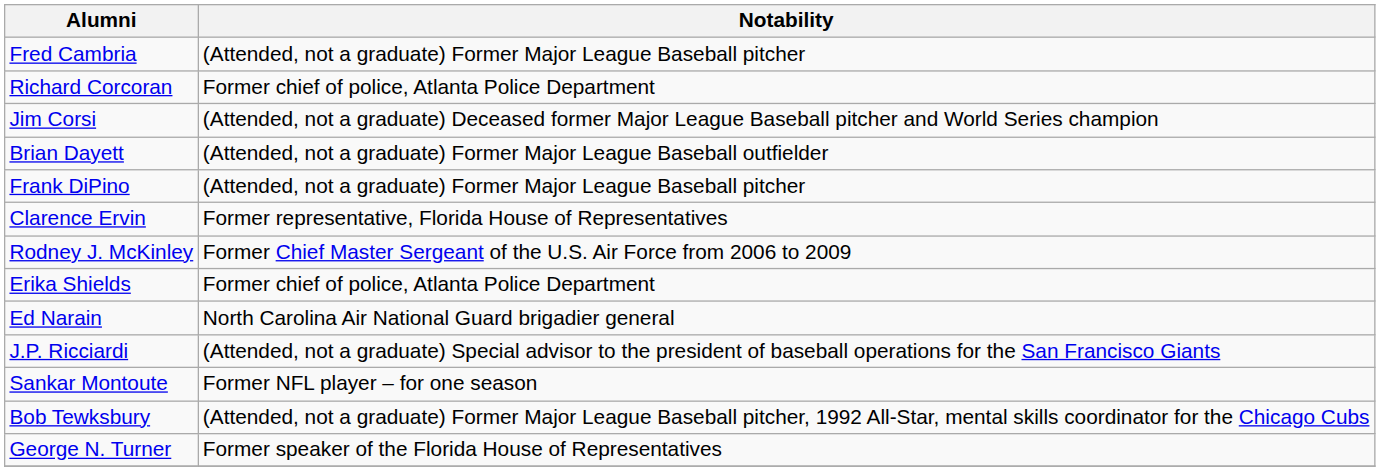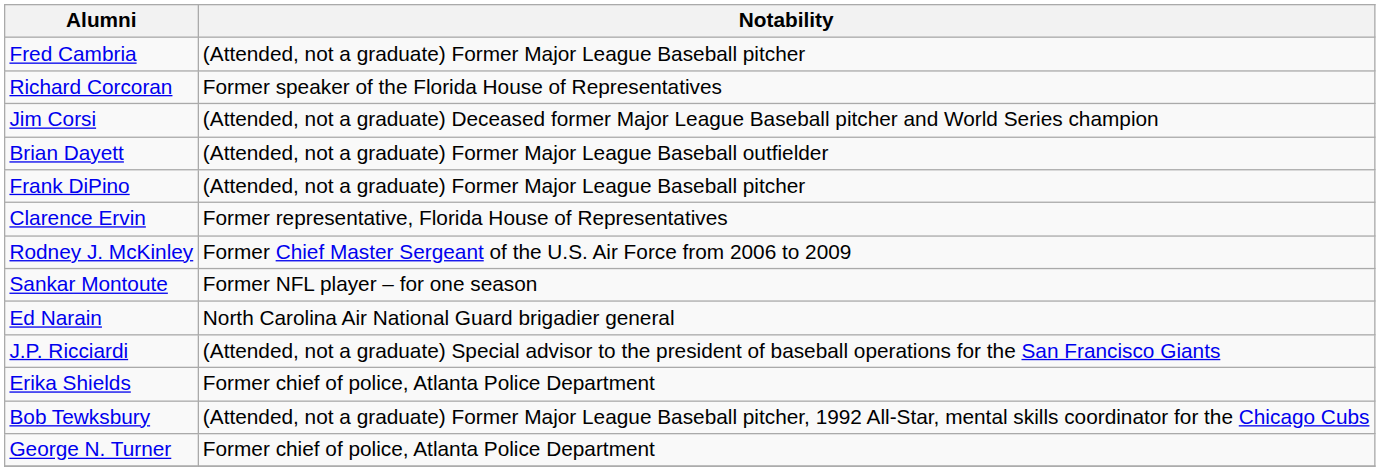(429, 86) Former chief of police, Atlanta Police Department -> (462, 86) Former speaker of the Florida House of Representatives
rows swapped: (89, 383) <-> (70, 284)
(462, 449) Former speaker of the Florida House of Representatives -> (429, 449) Former chief of police, Atlanta Police Department
